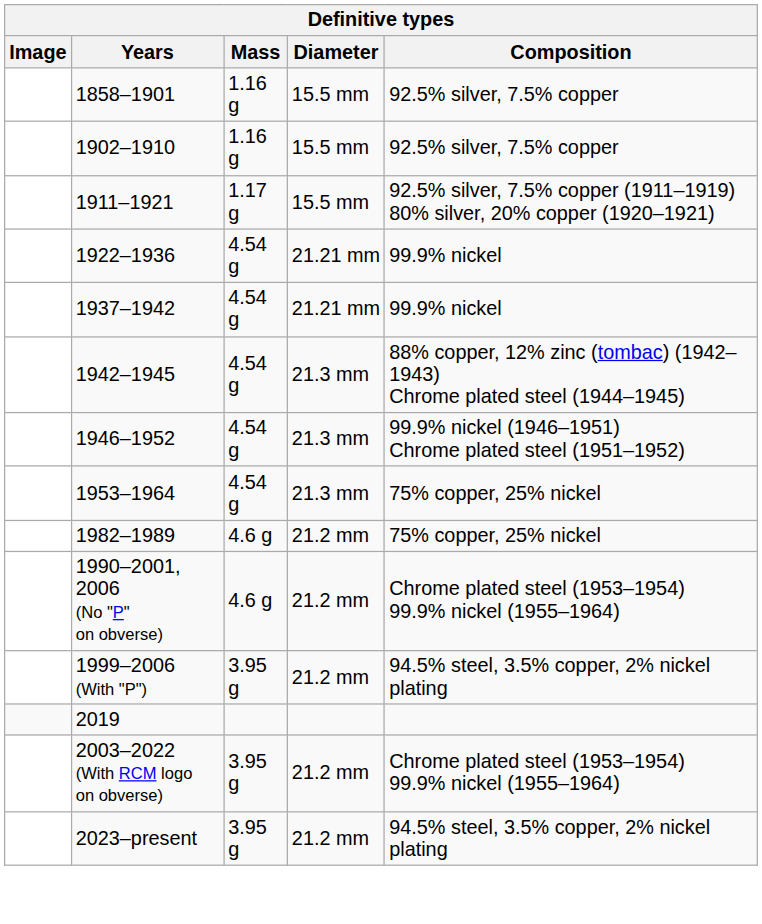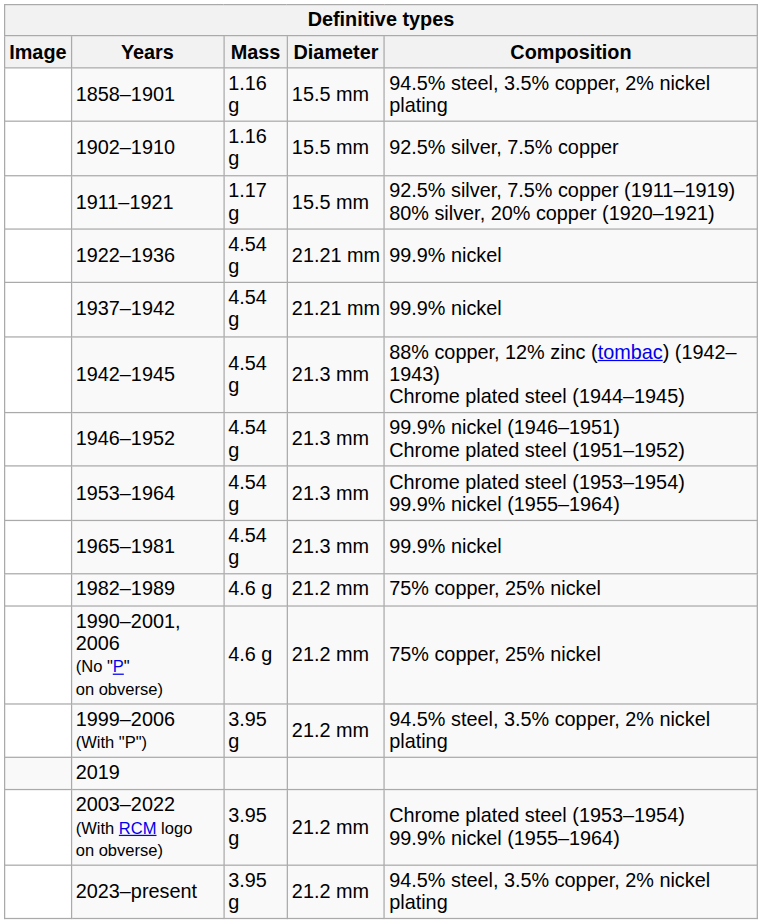(504, 94) 92.5% silver, 7.5% copper -> (550, 94) 94.5% steel, 3.5% copper, 2% nickel plating
(495, 493) 75% copper, 25% nickel -> (537, 493) Chrome plated steel (1953–1954) 99.9% nickel (1955–1964)
+ row: (125, 546)
(537, 600) Chrome plated steel (1953–1954) 99.9% nickel (1955–1964) -> (495, 654) 75% copper, 25% nickel
